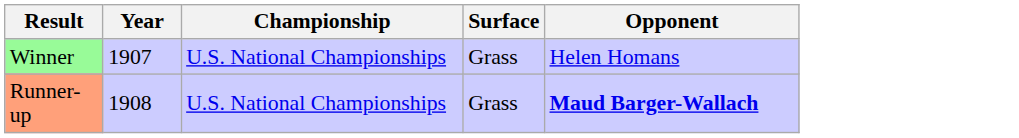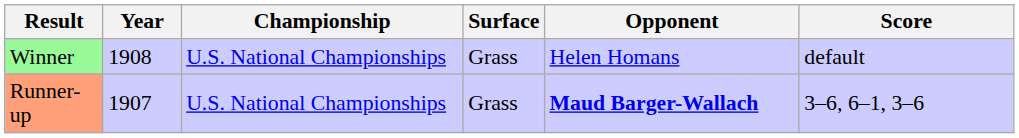+ column: (906, 21)
(130, 56) 1907 -> (130, 56) 1908
(130, 103) 1908 -> (130, 103) 1907
